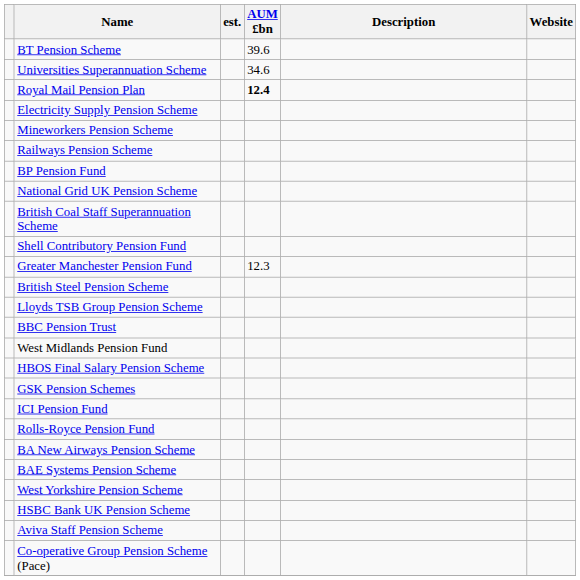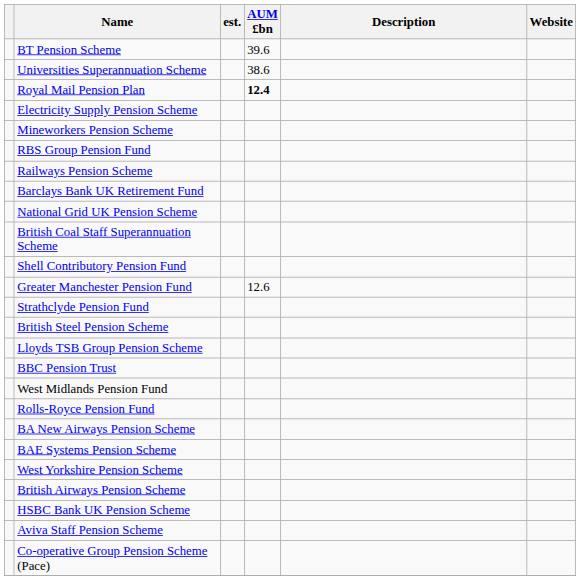(258, 69) 34.6 -> (258, 69) 38.6
+ row: (84, 150)
+ row: (110, 191)
- row: (61, 171)
(258, 266) 12.3 -> (258, 287) 12.6
+ row: (83, 307)
- row: (111, 368)
- row: (76, 388)
- row: (62, 408)
+ row: (101, 490)
